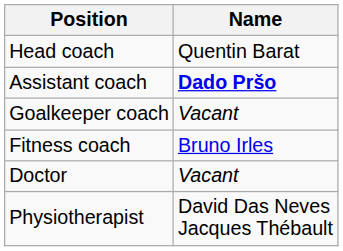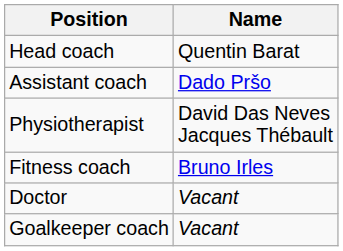(227, 82) bold -> (224, 82) normal
rows swapped: (89, 113) <-> (76, 218)
